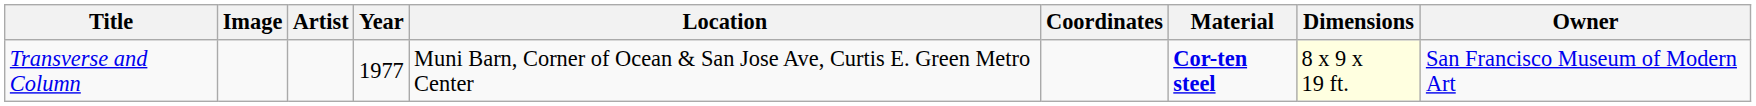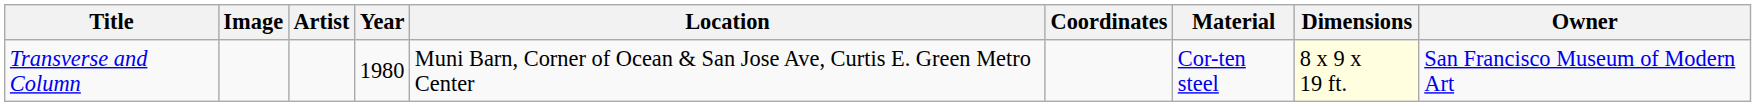(381, 70) 1977 -> (382, 70) 1980
(1210, 70) bold -> (1212, 70) normal
